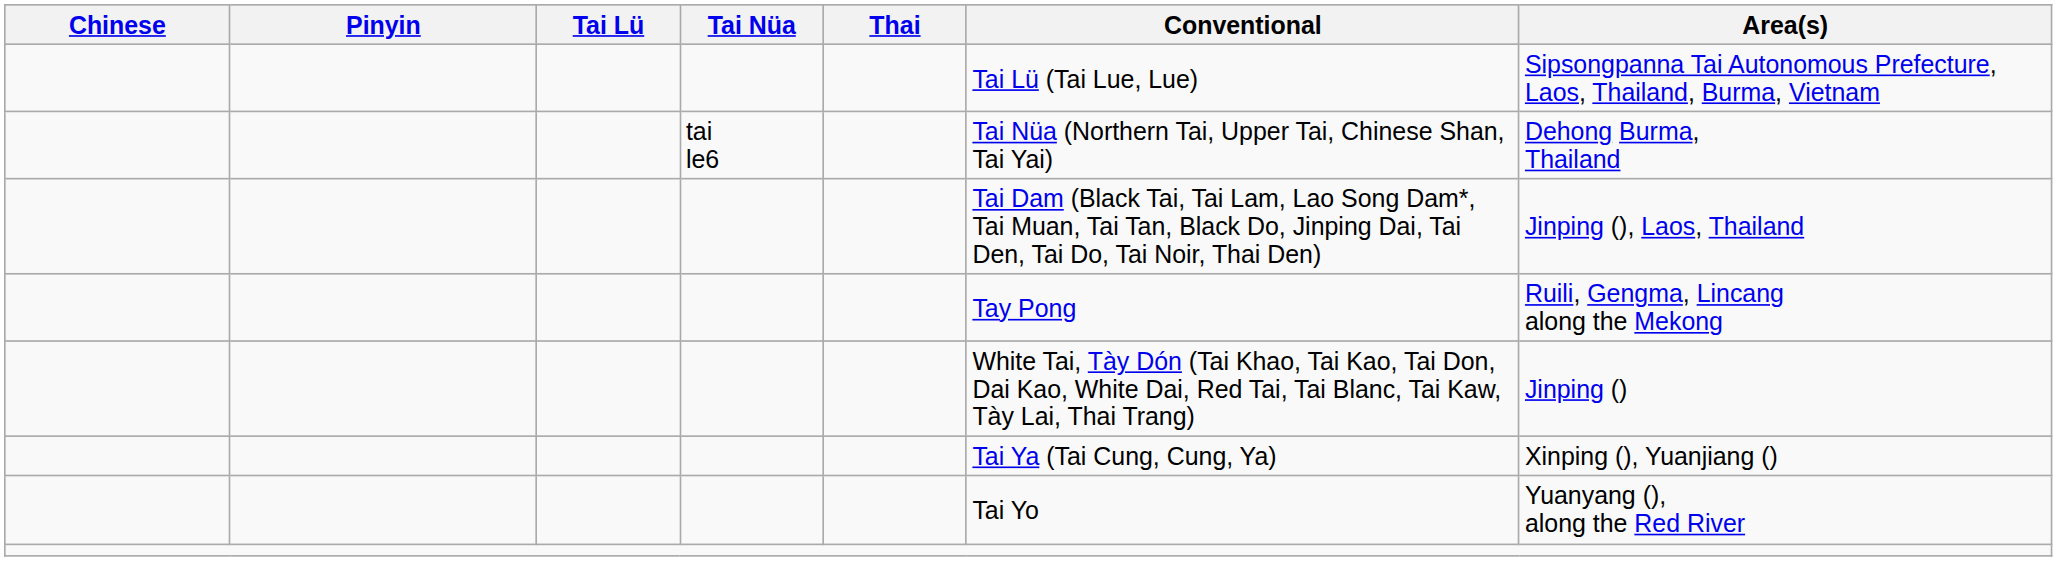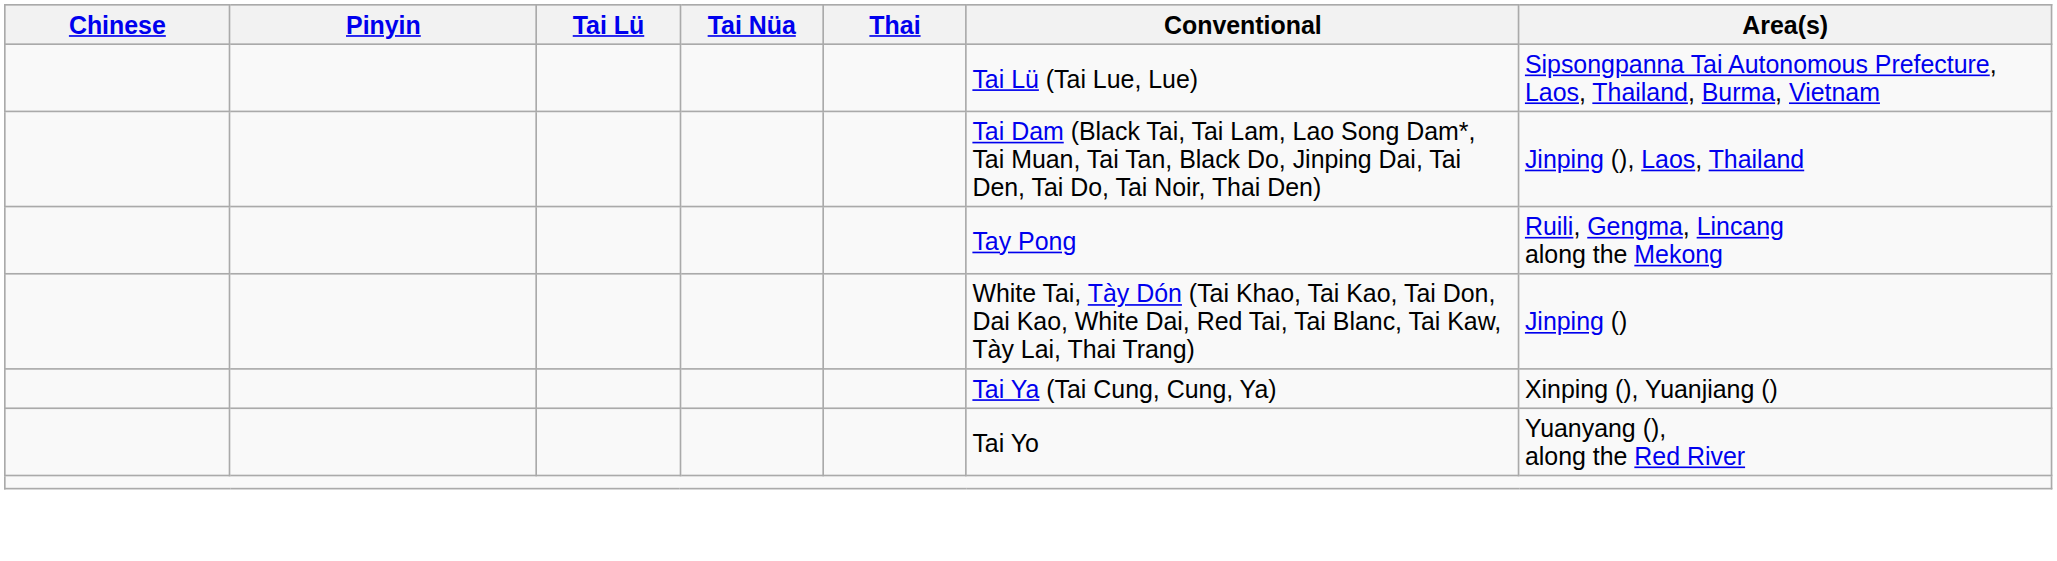- row: (117, 145)
